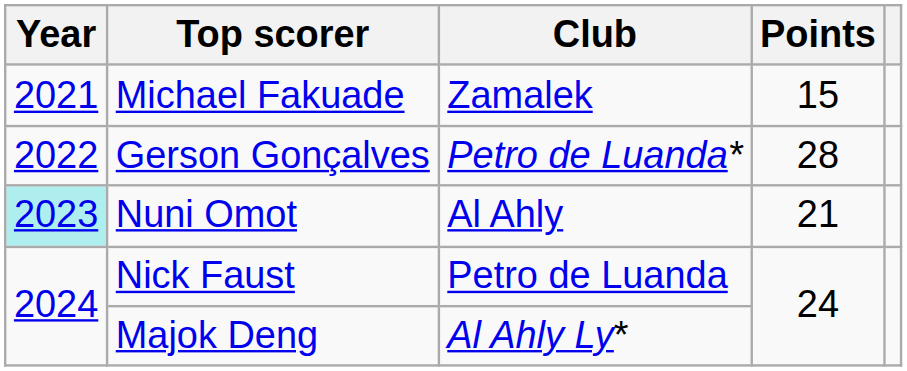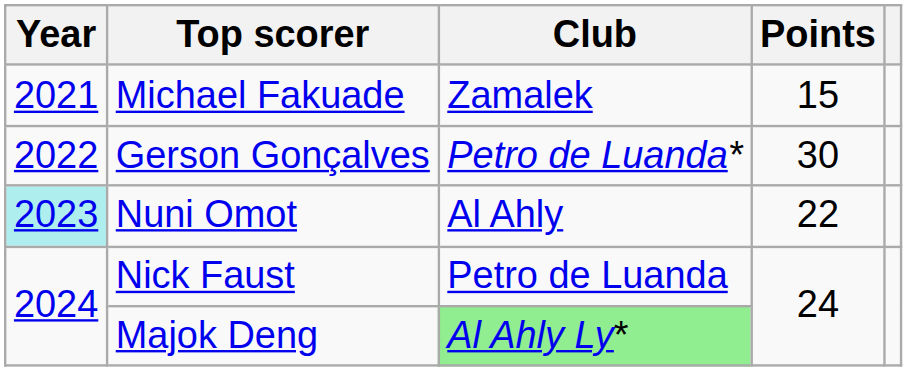(818, 154) 28 -> (818, 154) 30
(818, 214) 21 -> (818, 214) 22
(538, 335) no background -> (538, 335) lightgreen background
